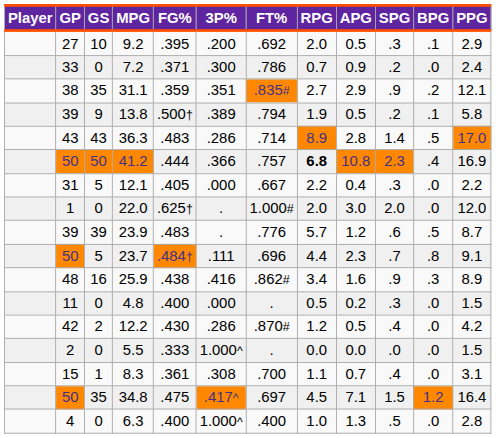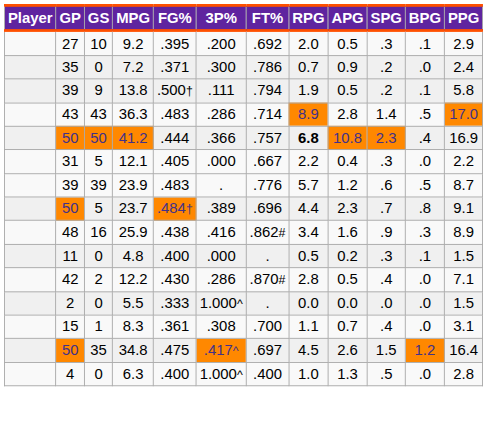(70, 67) 33 -> (70, 67) 35
- row: (133, 90)
(221, 114) .389 -> (221, 90) .111
- row: (133, 208)
(221, 256) .111 -> (221, 208) .389
(433, 303) .0 -> (425, 256) .1
(317, 326) 1.2 -> (308, 279) 2.8
(472, 326) 4.2 -> (464, 279) 7.1
(356, 397) 7.1 -> (348, 350) 2.6
